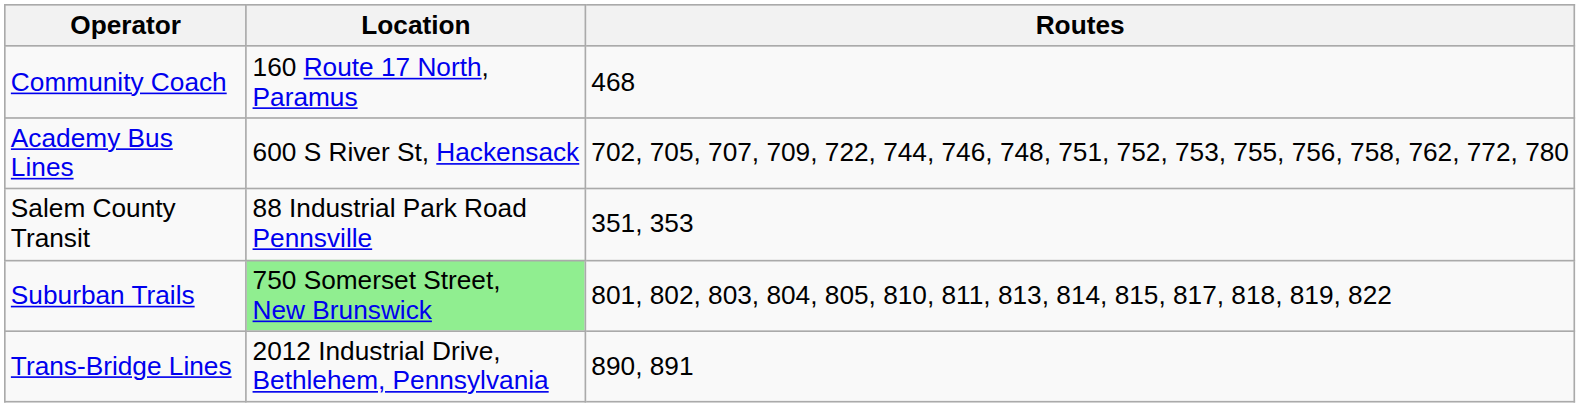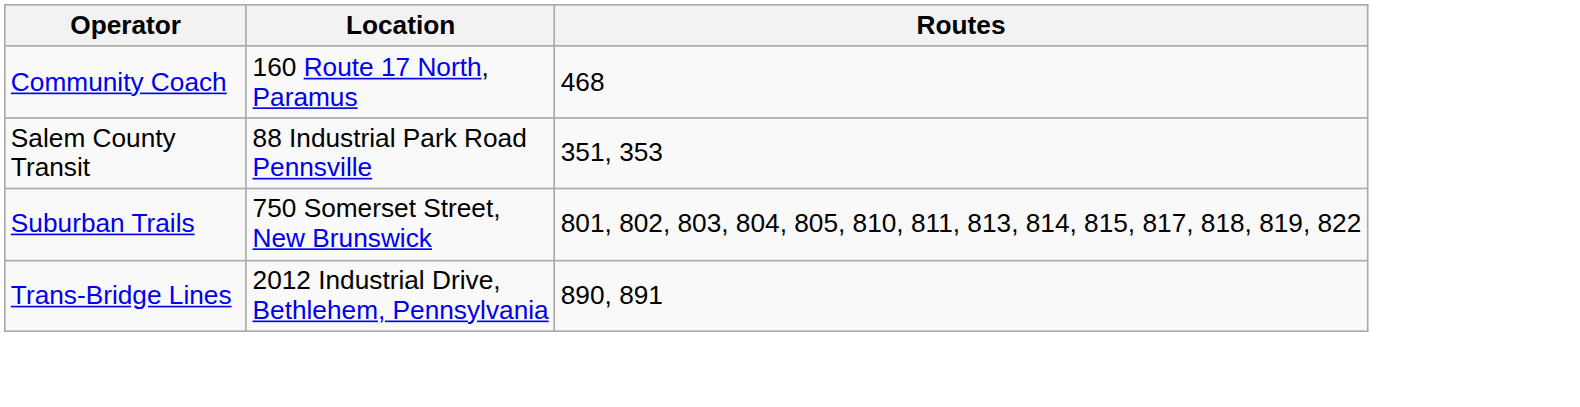- row: (92, 152)
(377, 295) lightgreen background -> (377, 223) no background
